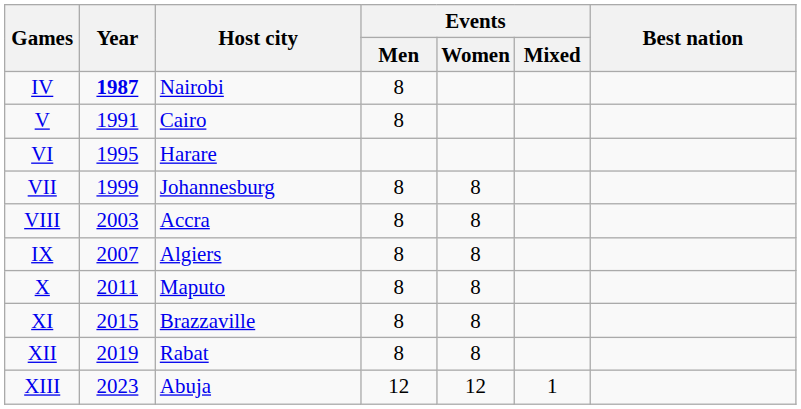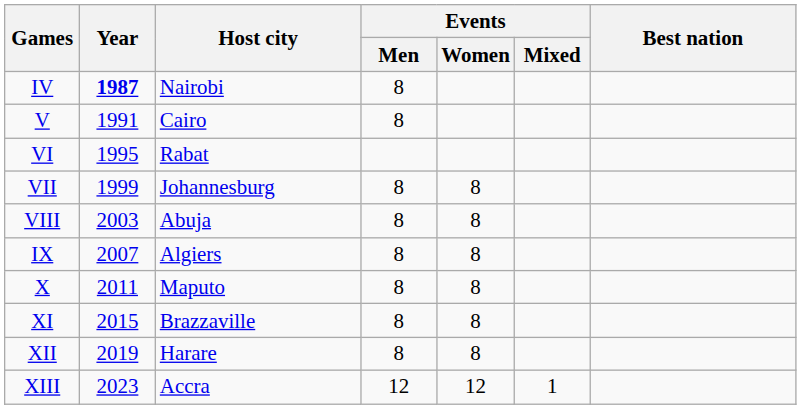(188, 154) Harare -> (184, 154) Rabat
(185, 220) Accra -> (185, 220) Abuja
(184, 353) Rabat -> (188, 353) Harare
(185, 386) Abuja -> (185, 386) Accra
